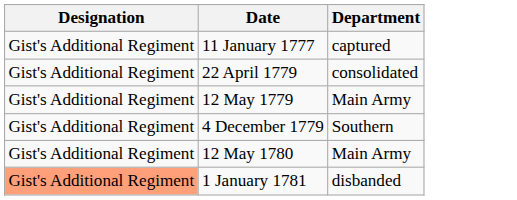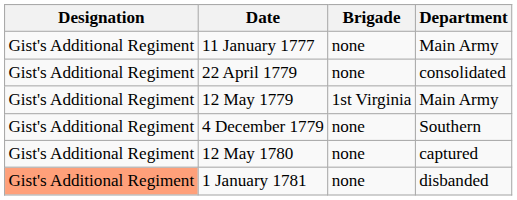+ column: (371, 18)
(361, 45) captured -> (459, 45) Main Army
(371, 153) Main Army -> (449, 153) captured
